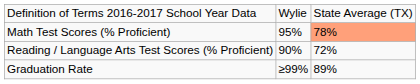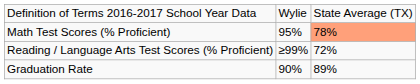(290, 50) 90% -> (293, 50) ≥99%
(293, 69) ≥99% -> (290, 69) 90%
